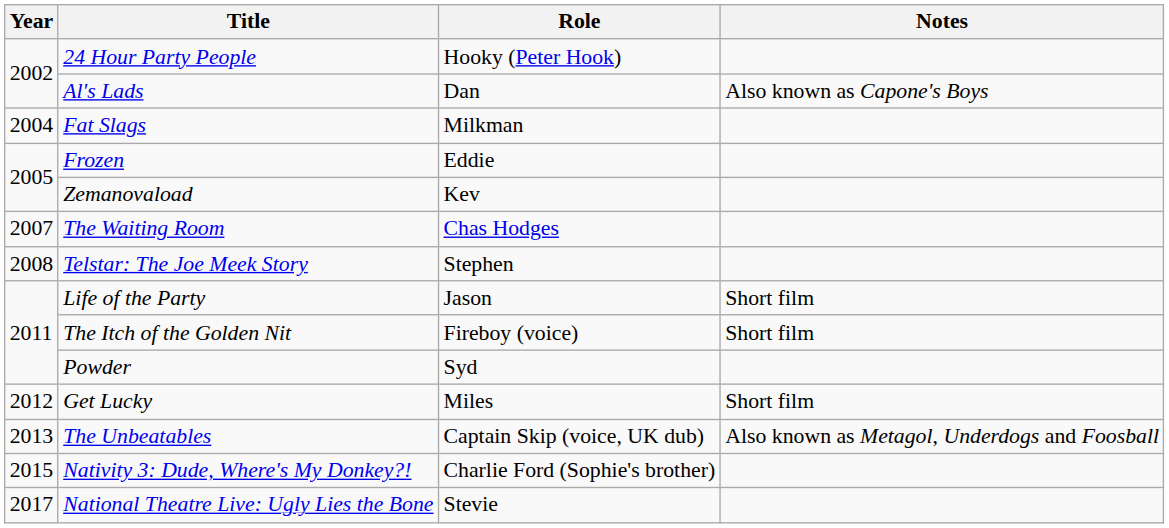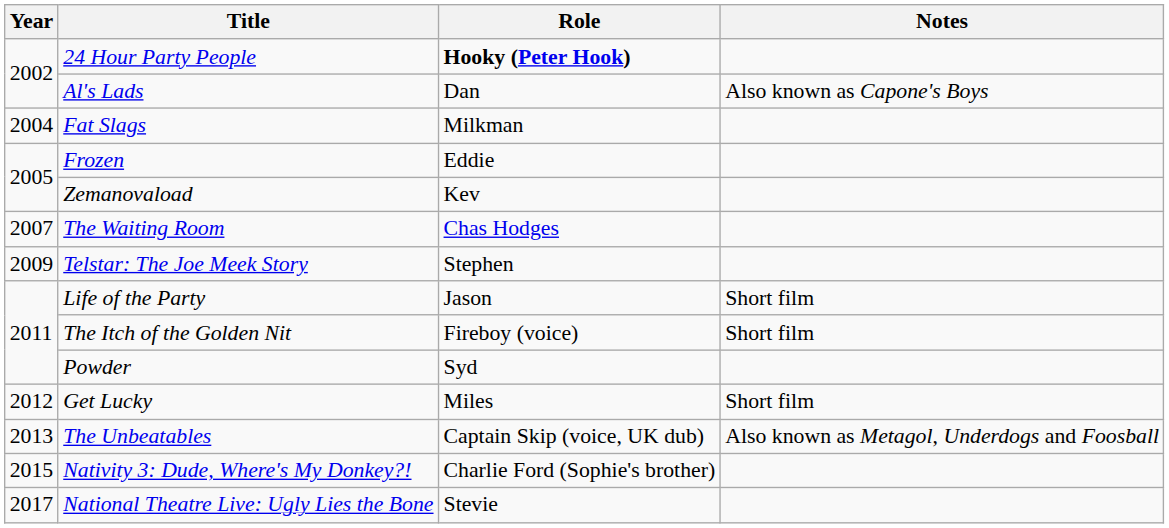(532, 56) normal -> (537, 56) bold
(31, 263) 2008 -> (31, 263) 2009
